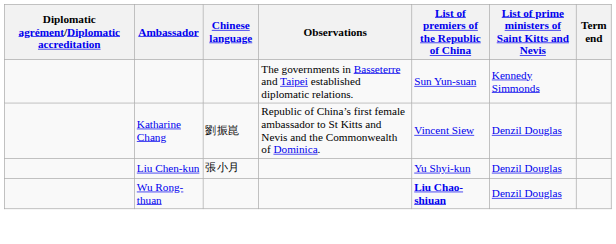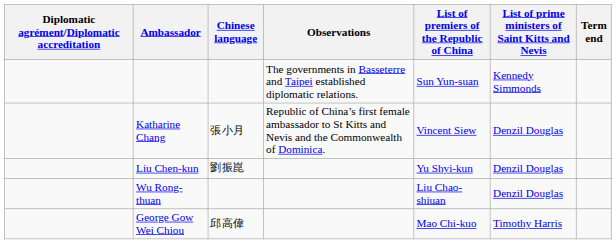(222, 130) 劉振崑 -> (227, 130) 張小月
(222, 168) 張小月 -> (227, 168) 劉振崑
(439, 193) bold -> (439, 193) normal
+ row: (165, 223)
